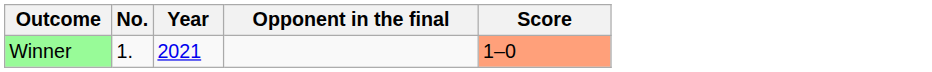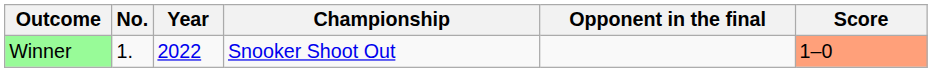+ column: (382, 20)
(179, 51) 2021 -> (179, 51) 2022
